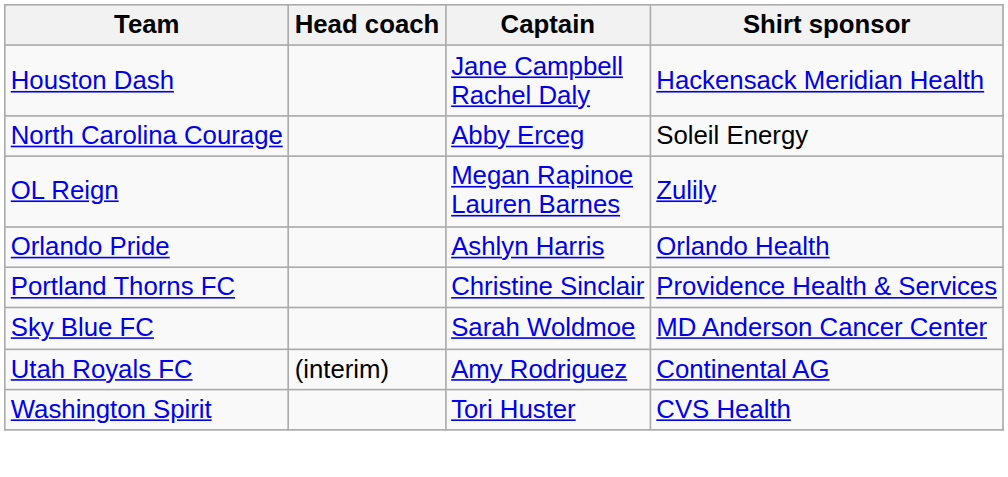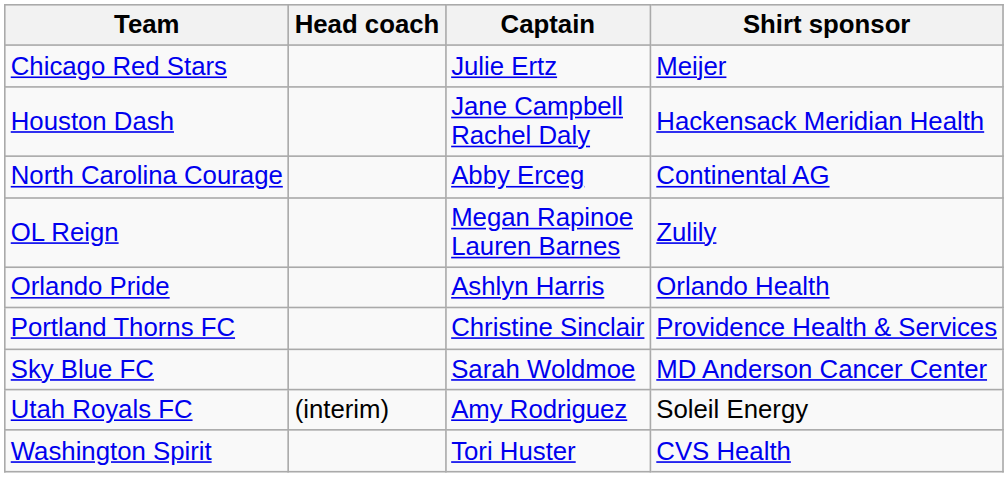+ row: (119, 65)
(732, 135) Soleil Energy -> (743, 176) Continental AG
(743, 368) Continental AG -> (732, 409) Soleil Energy
